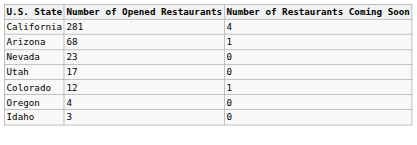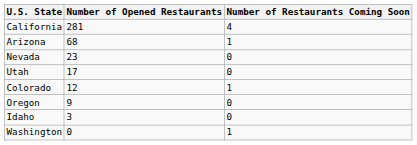(69, 102) 4 -> (69, 102) 9
+ row: (34, 132)
